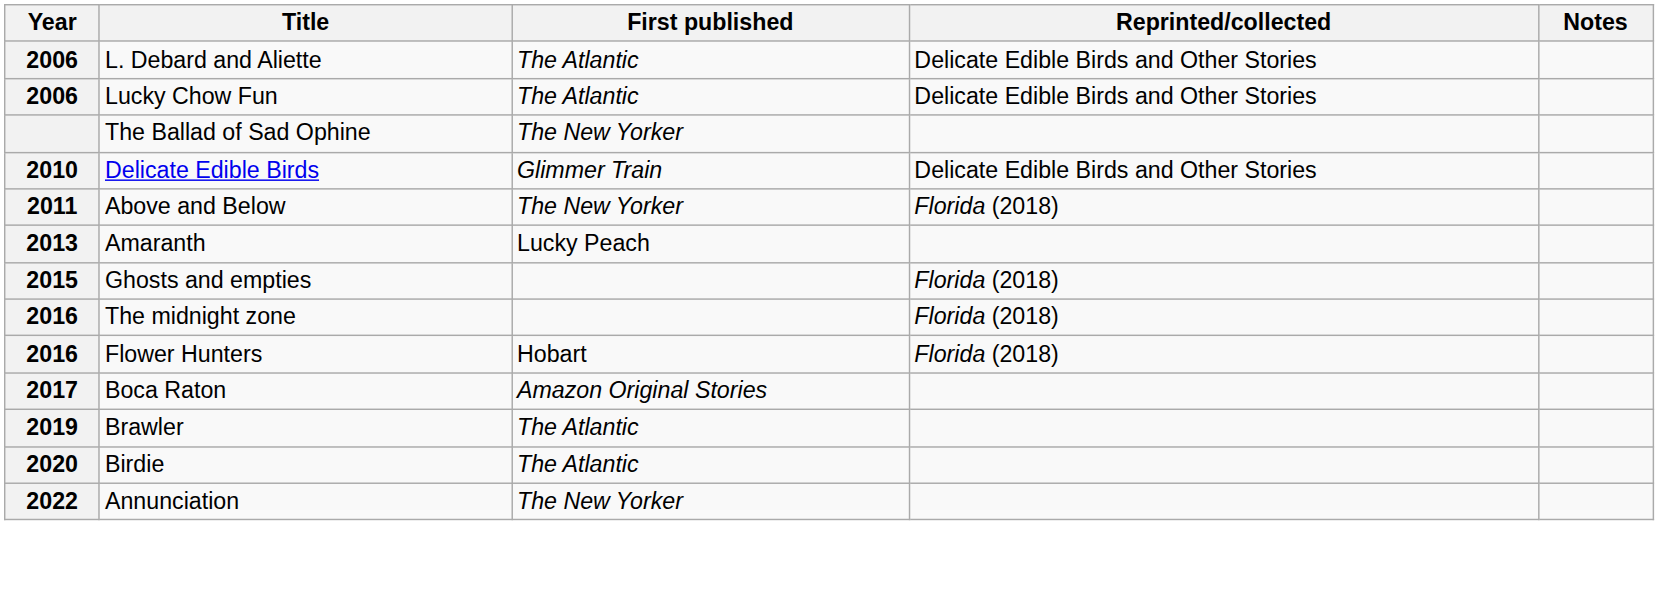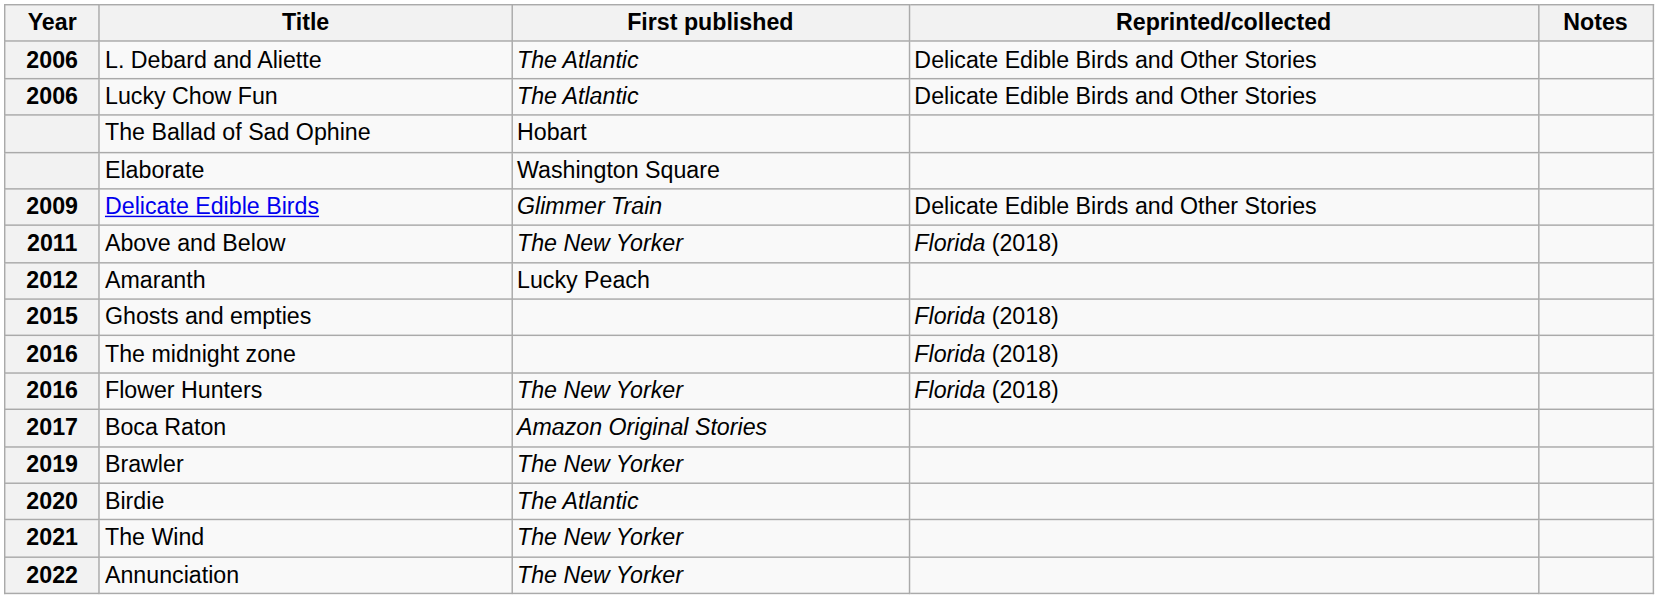(600, 133) The New Yorker -> (552, 133) Hobart
+ row: (155, 170)
(52, 170) 2010 -> (52, 206) 2009
(52, 243) 2013 -> (52, 280) 2012
(552, 354) Hobart -> (600, 390) The New Yorker
(578, 427) The Atlantic -> (600, 464) The New Yorker
+ row: (155, 538)
